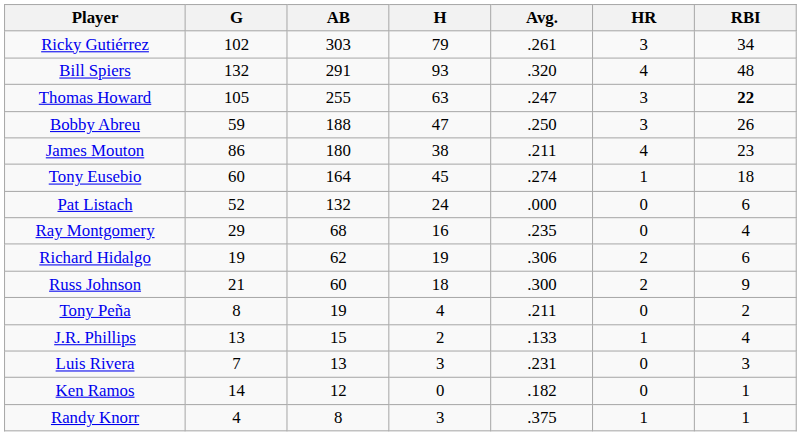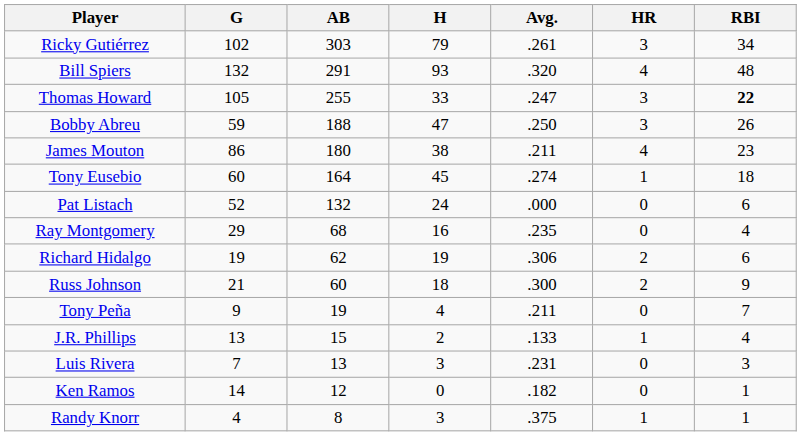(440, 97) 63 -> (440, 97) 33
(236, 310) 8 -> (236, 310) 9
(746, 310) 2 -> (746, 310) 7
